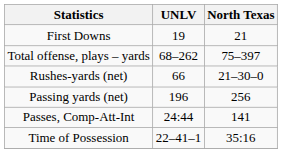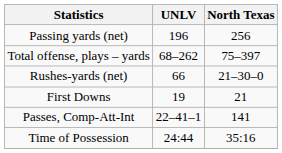rows swapped: (79, 35) <-> (79, 96)
(178, 117) 24:44 -> (179, 117) 22–41–1
(179, 138) 22–41–1 -> (178, 138) 24:44
